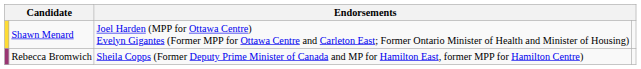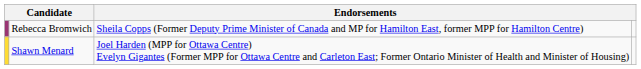rows swapped: (52, 56) <-> (43, 34)
